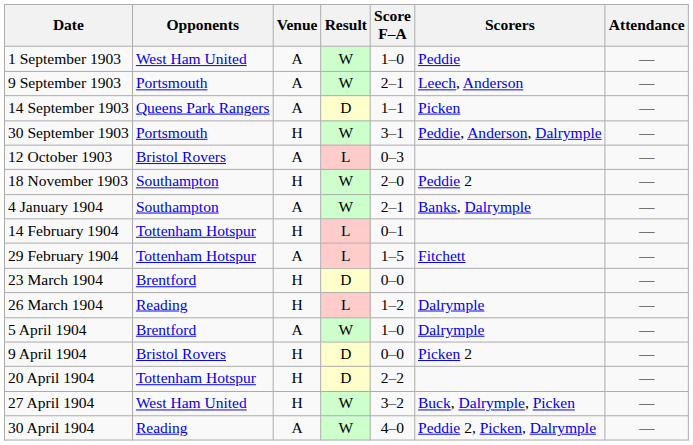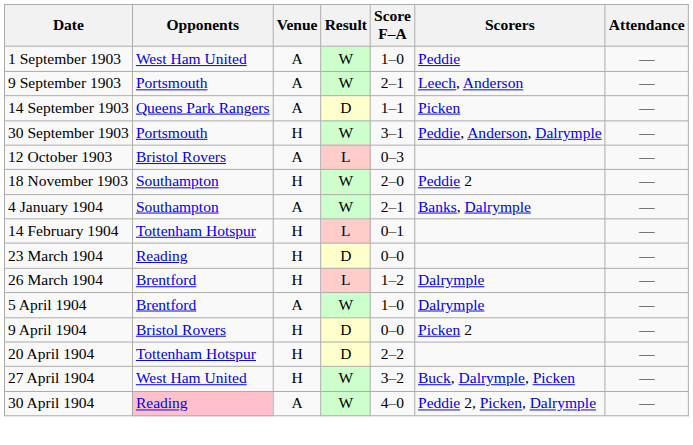- row: (63, 255)
(166, 280) Brentford -> (162, 255) Reading
(162, 305) Reading -> (166, 280) Brentford
(162, 428) no background -> (162, 403) pink background
